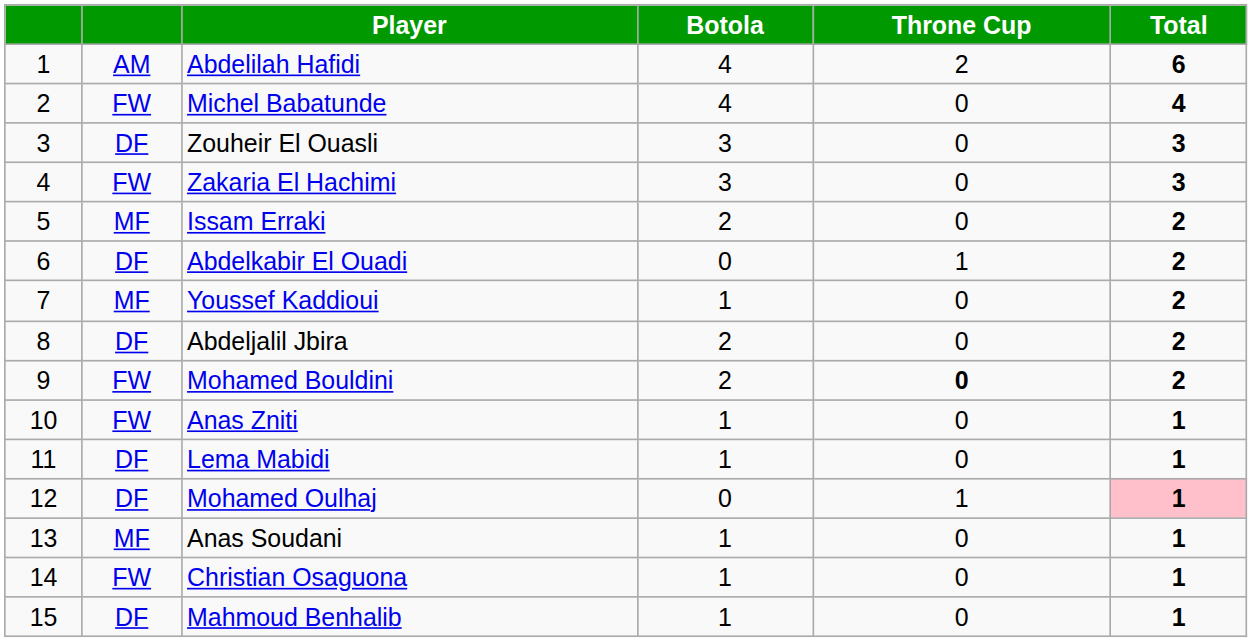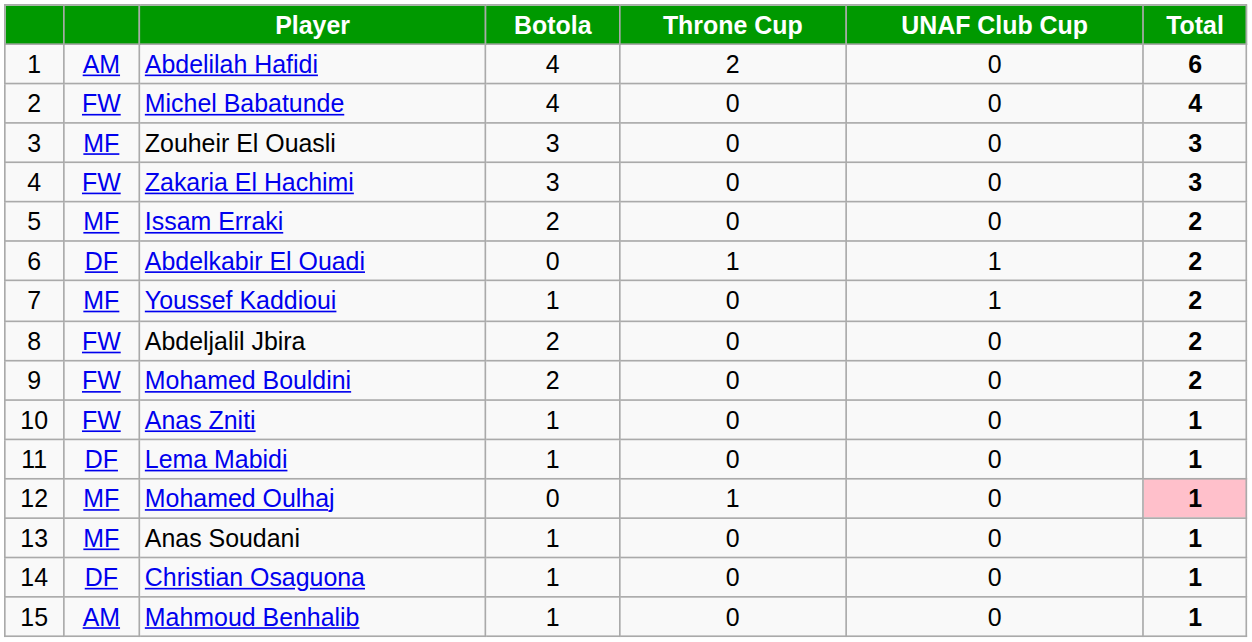+ column: (995, 25)
(132, 143) DF -> (101, 143) MF
(132, 340) DF -> (101, 340) FW
(962, 380) bold -> (733, 380) normal
(132, 498) DF -> (101, 498) MF
(132, 577) FW -> (101, 577) DF
(132, 617) DF -> (101, 617) AM
